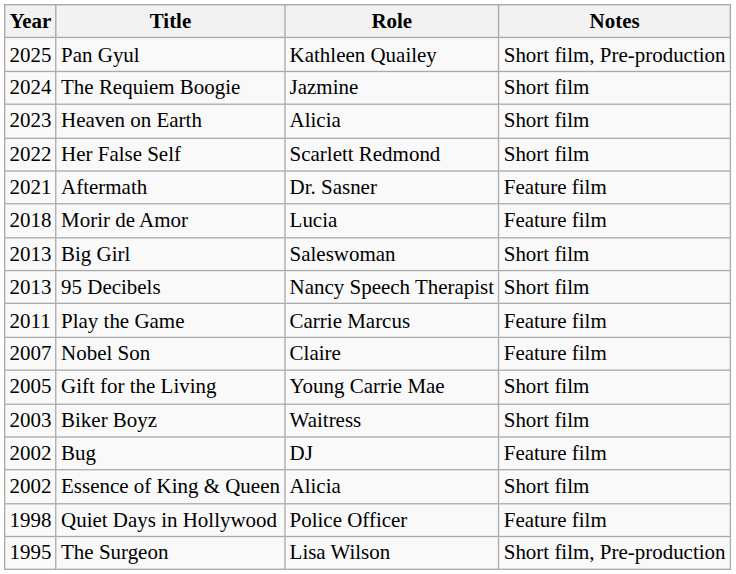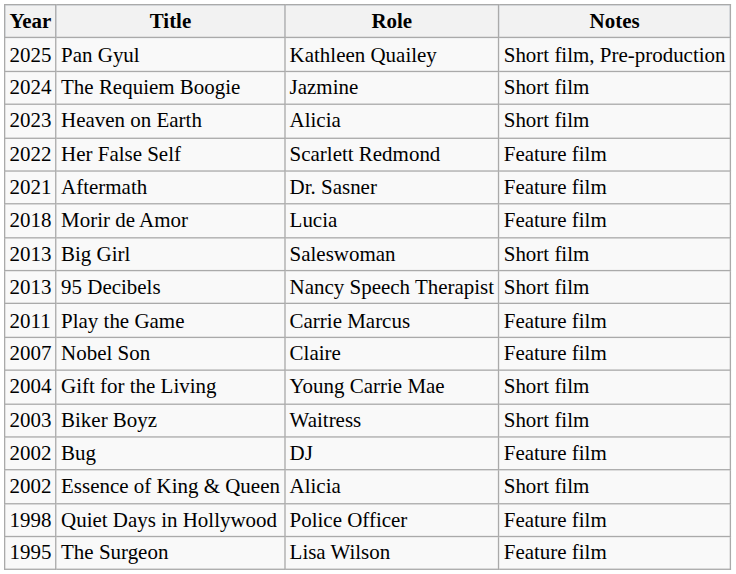(547, 154) Short film -> (555, 154) Feature film
(30, 386) 2005 -> (30, 386) 2004
(615, 552) Short film, Pre-production -> (555, 552) Feature film
